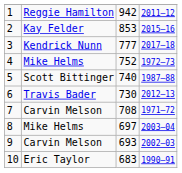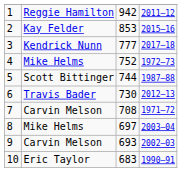(128, 78) 740 -> (128, 78) 744
